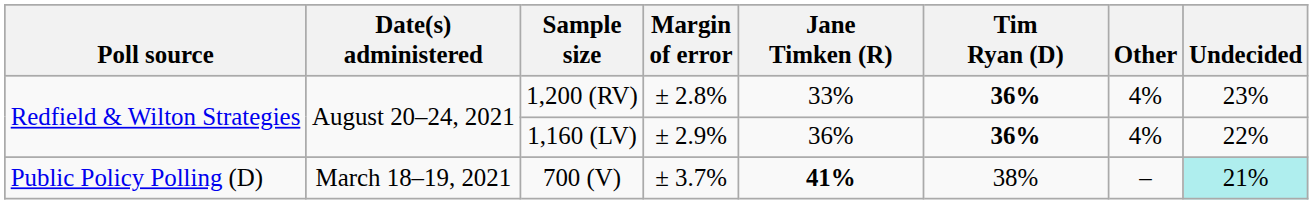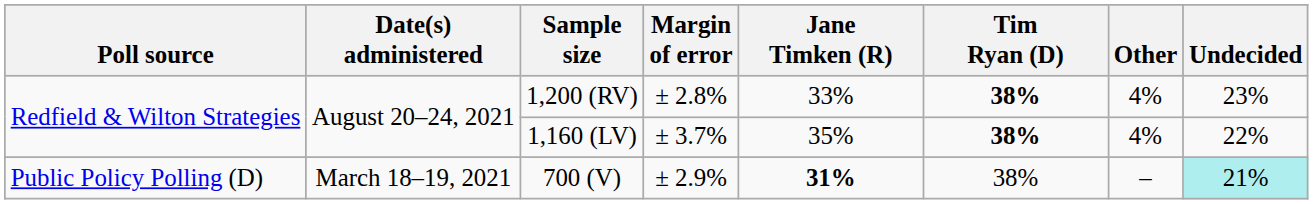(1015, 95) 36% -> (1015, 95) 38%
(691, 137) ± 2.9% -> (691, 137) ± 3.7%
(831, 137) 36% -> (831, 137) 35%
(1015, 137) 36% -> (1015, 137) 38%
(691, 178) ± 3.7% -> (691, 178) ± 2.9%
(831, 178) 41% -> (831, 178) 31%
